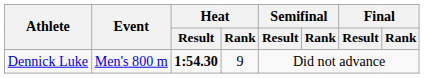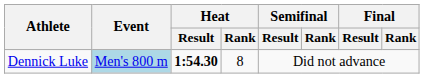(131, 61) no background -> (131, 61) lightblue background
(240, 61) 9 -> (240, 61) 8
